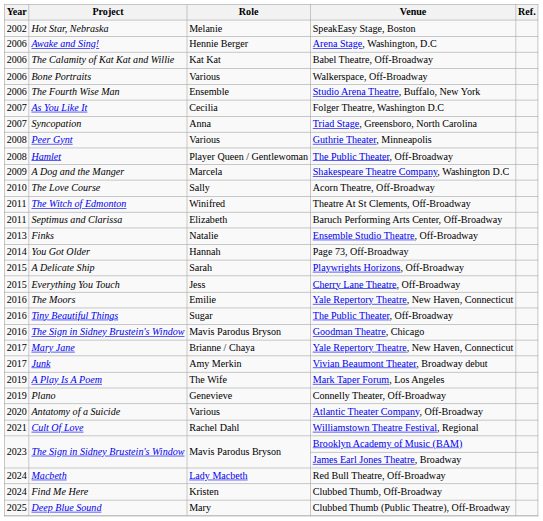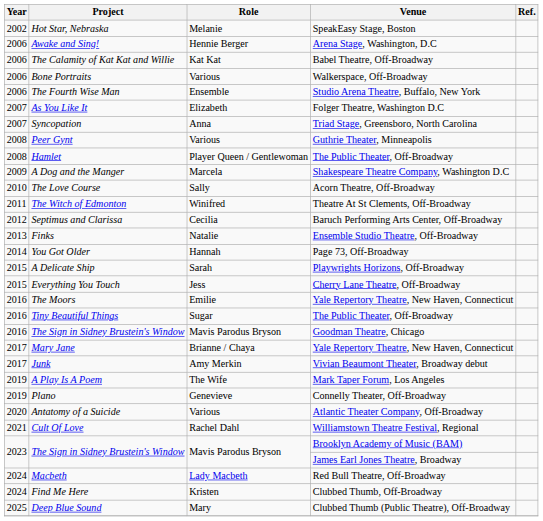(203, 108) Cecilia -> (208, 108) Elizabeth
(17, 220) 2011 -> (17, 220) 2012
(208, 220) Elizabeth -> (203, 220) Cecilia
